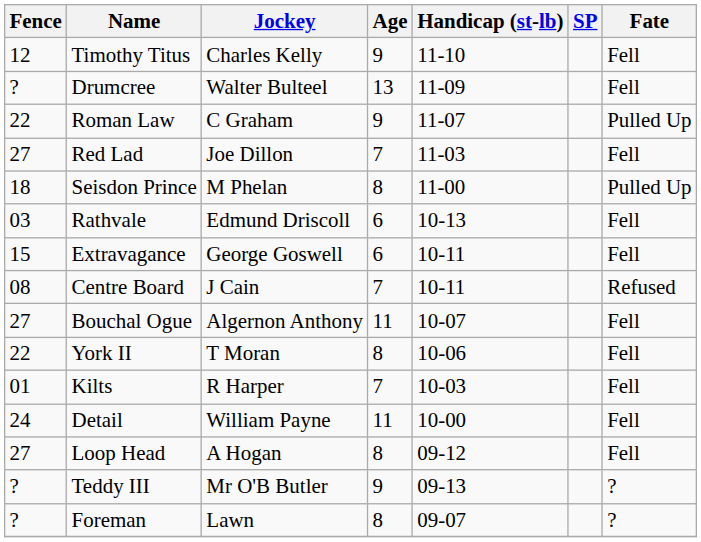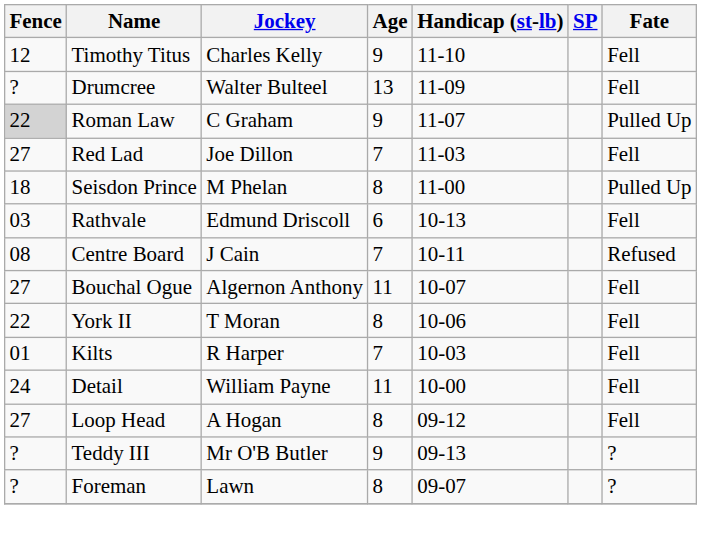(20, 120) no background -> (20, 120) lightgrey background
- row: (129, 253)
